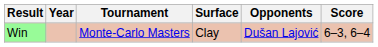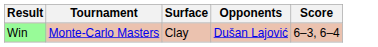- column: (61, 13)
